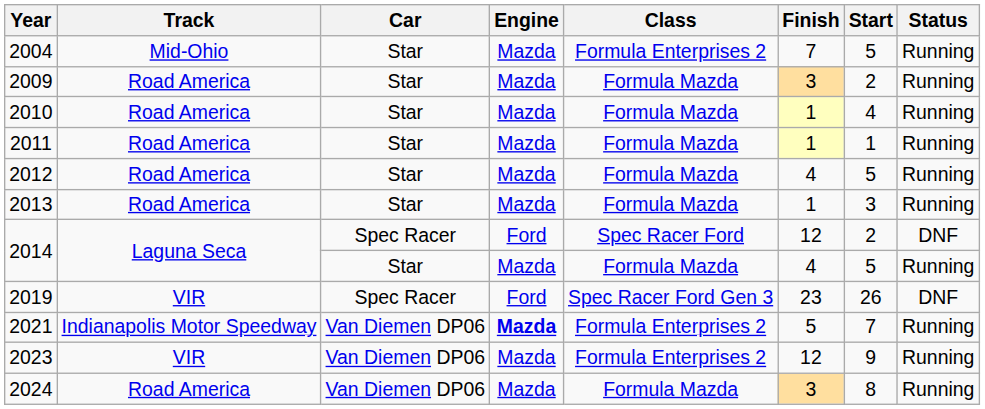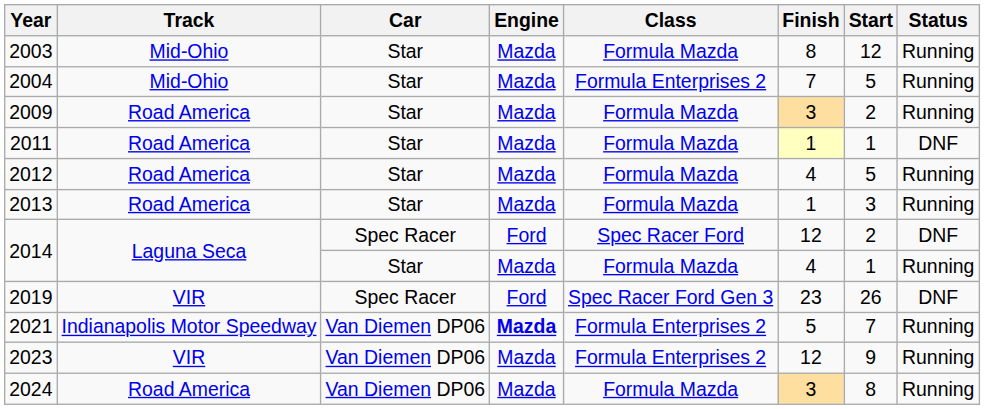+ row: (31, 51)
- row: (31, 113)
(938, 143) Running -> (938, 143) DNF
(871, 266) 5 -> (871, 266) 1
